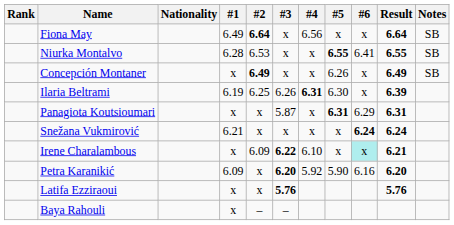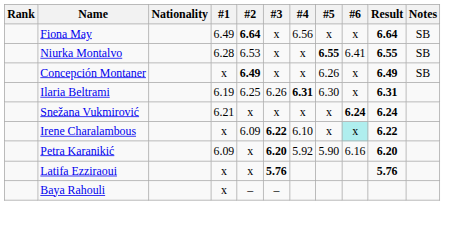(396, 92) 6.39 -> (387, 92) 6.31
- row: (98, 112)
(396, 151) 6.21 -> (387, 131) 6.22
